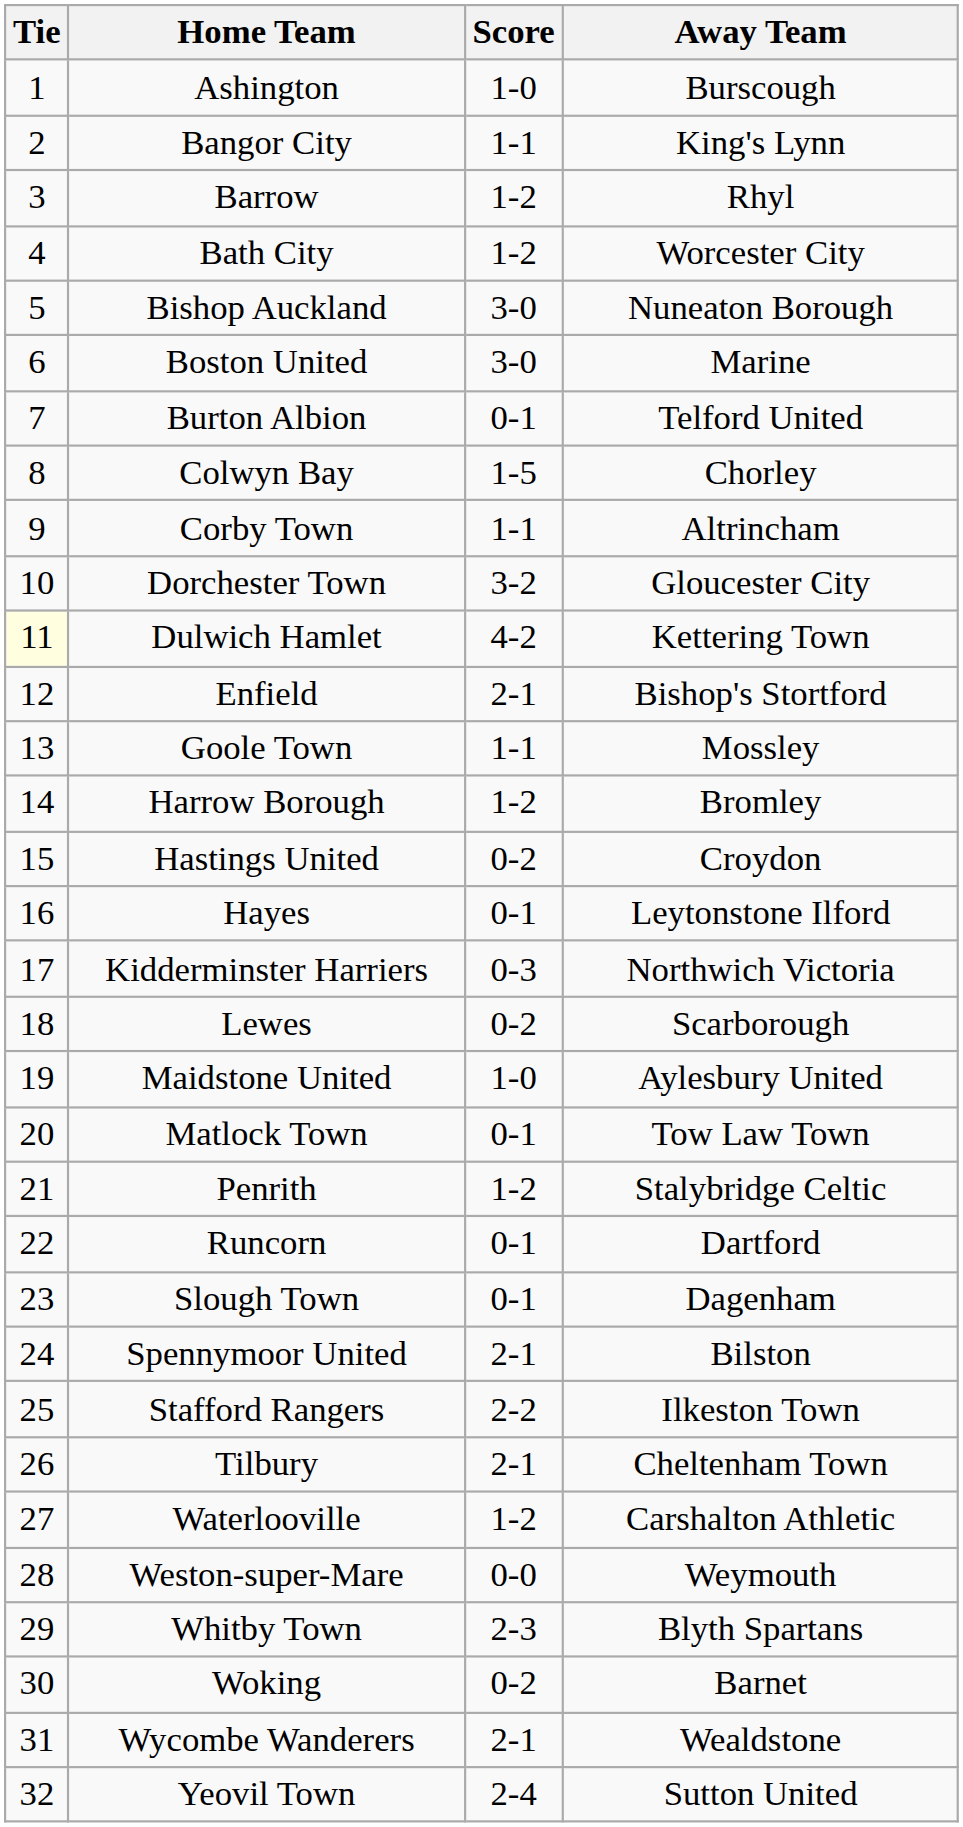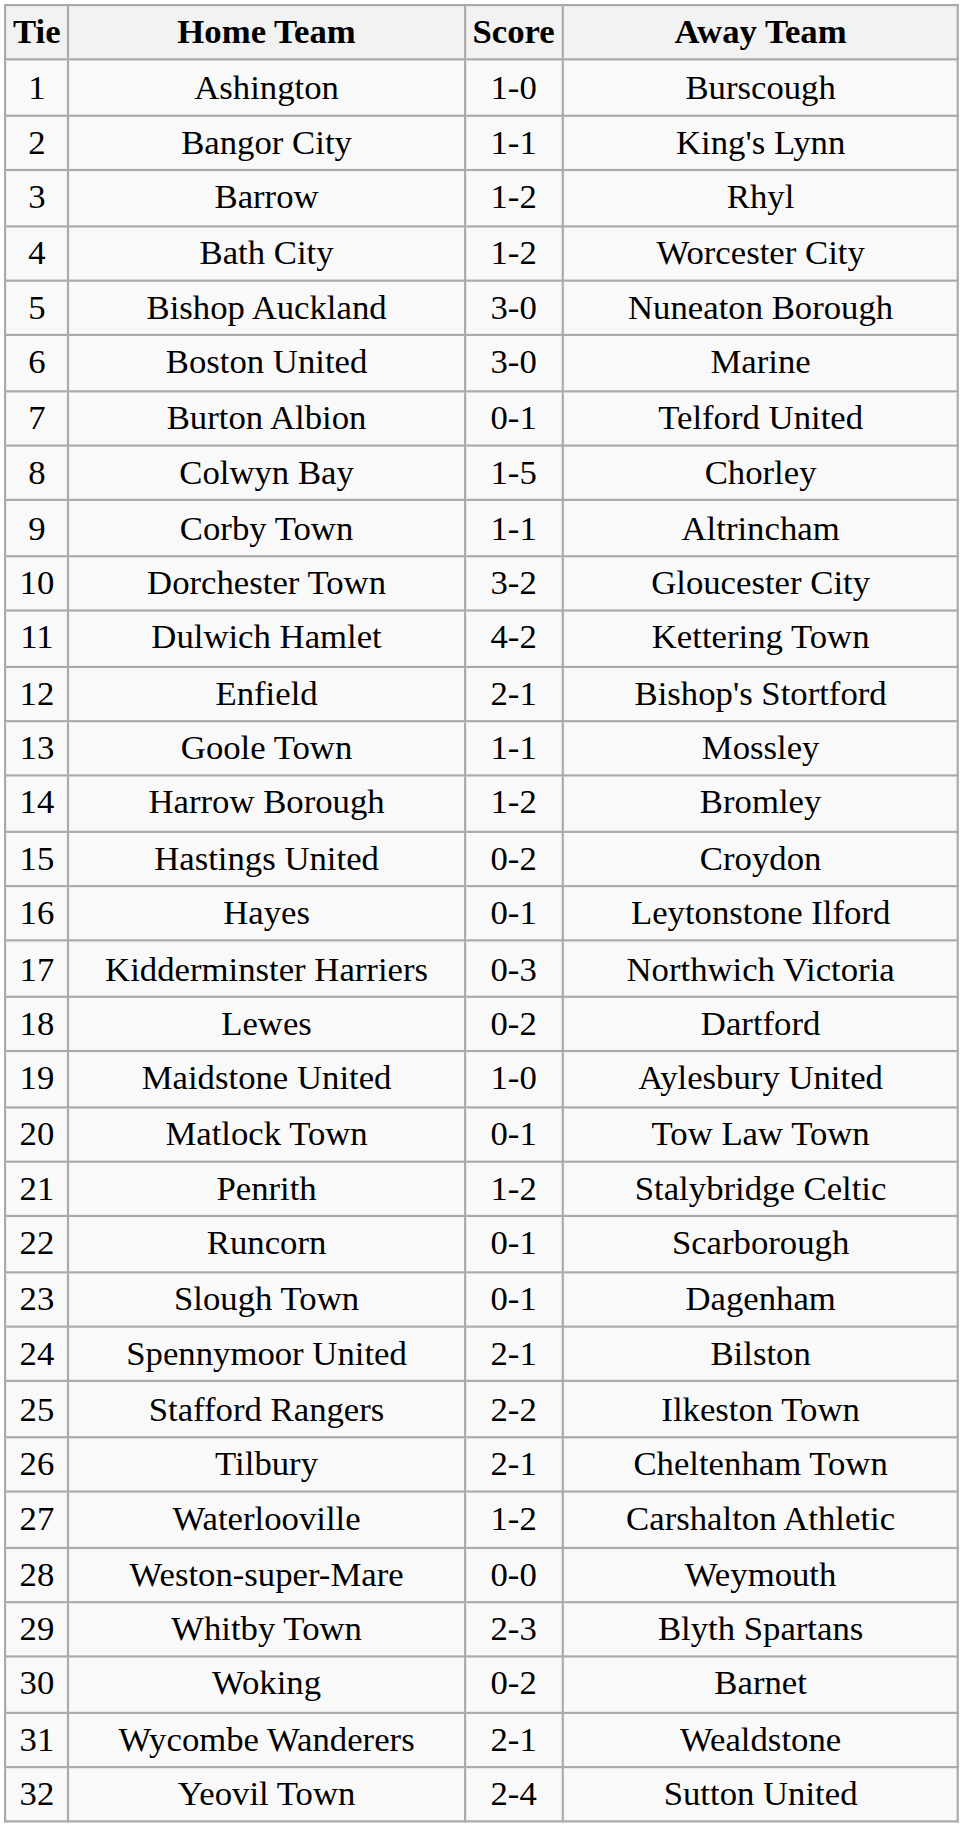(37, 637) lightyellow background -> (37, 637) no background
(761, 1023) Scarborough -> (761, 1023) Dartford
(761, 1243) Dartford -> (761, 1243) Scarborough
